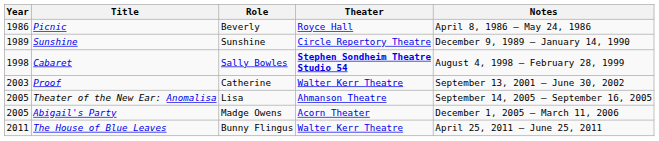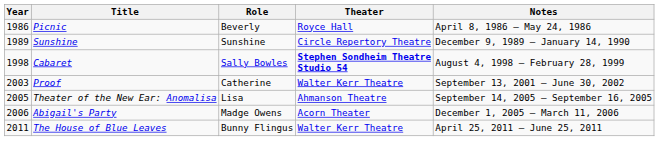(18, 113) 2005 -> (18, 113) 2006
